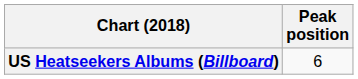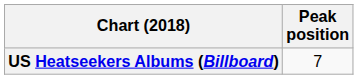(318, 61) 6 -> (318, 61) 7
